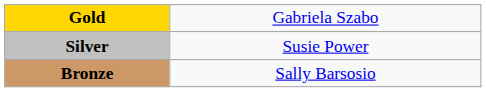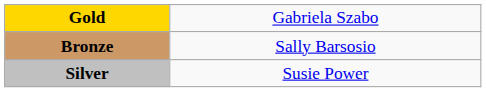rows swapped: (87, 45) <-> (87, 73)
